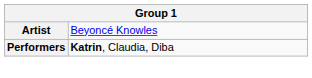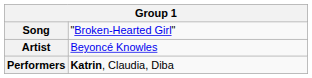+ row: (36, 31)
